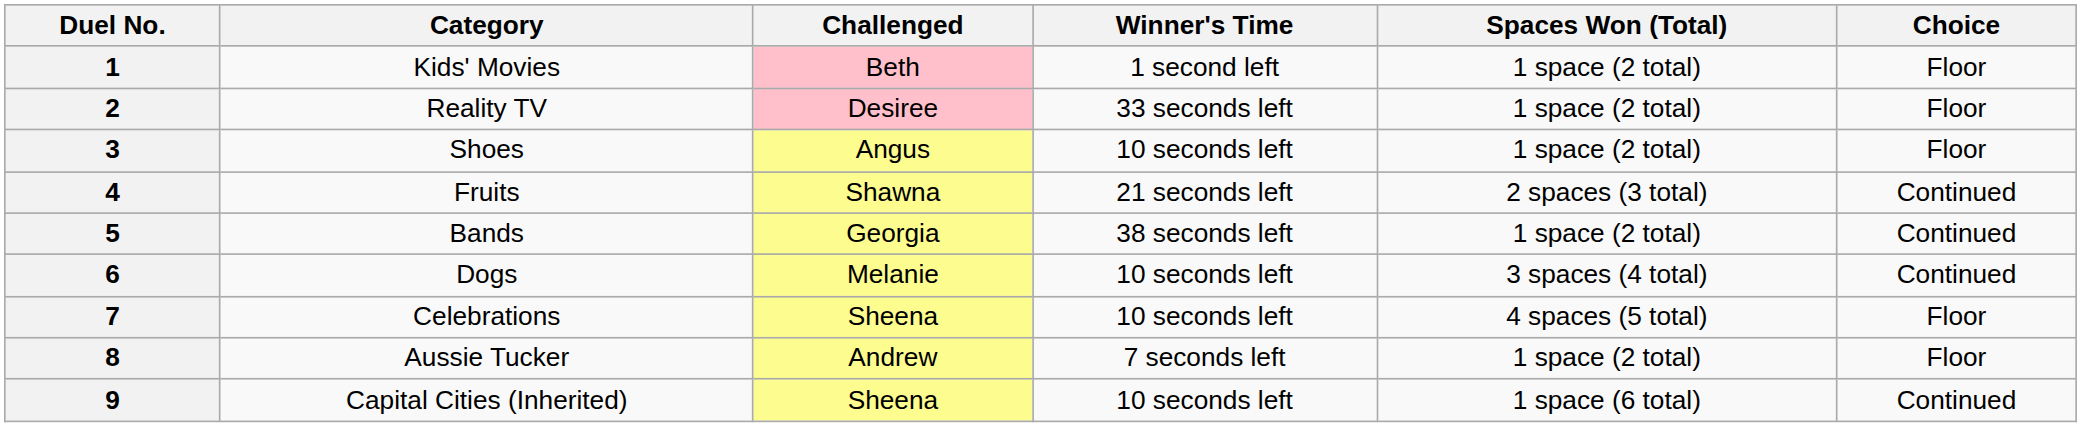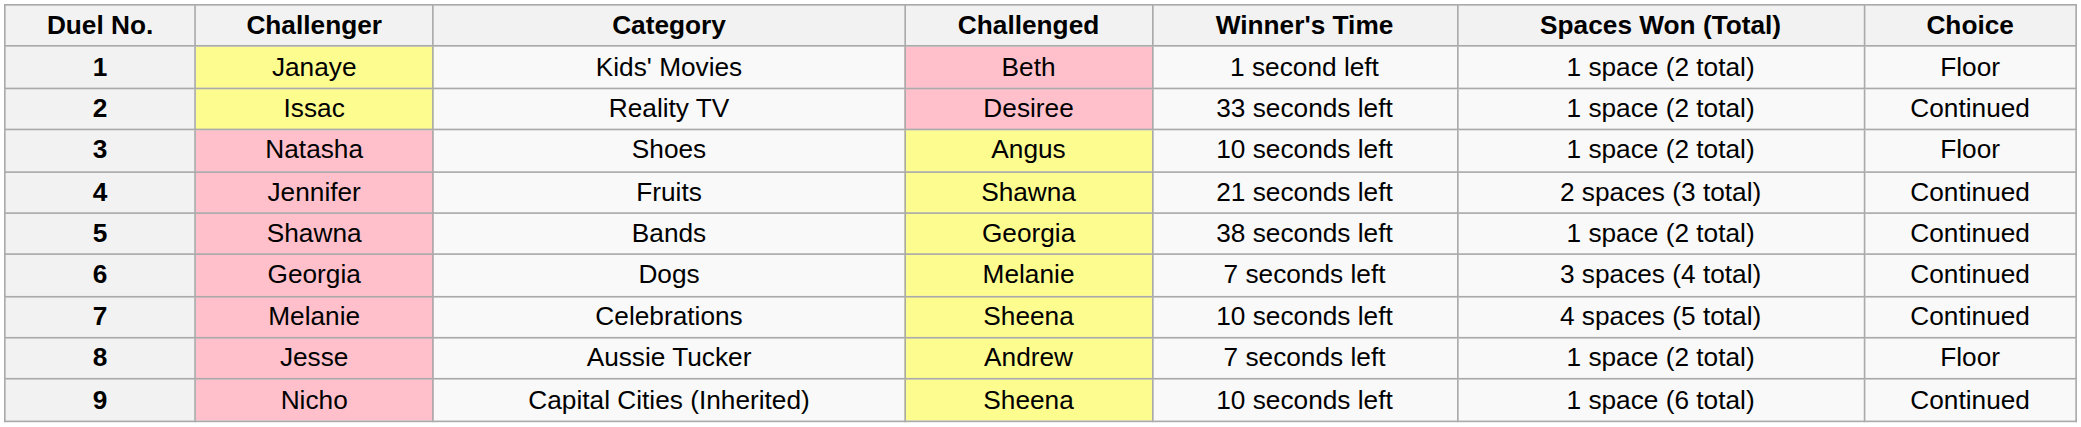+ column: (314, 25)
(1956, 108) Floor -> (1970, 108) Continued
(1205, 274) 10 seconds left -> (1305, 274) 7 seconds left
(1956, 316) Floor -> (1970, 316) Continued
